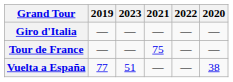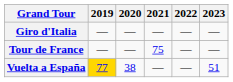columns swapped: (214, 13) <-> (130, 13)
(102, 67) no background -> (102, 67) gold background
